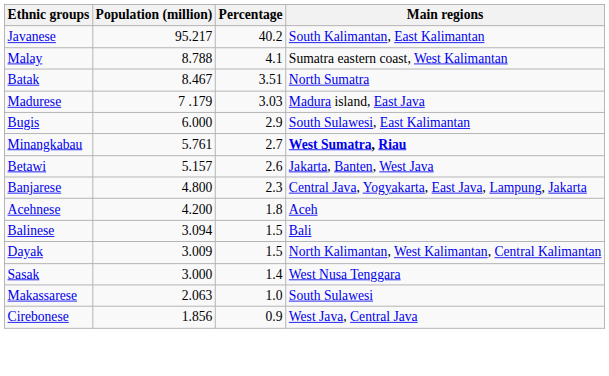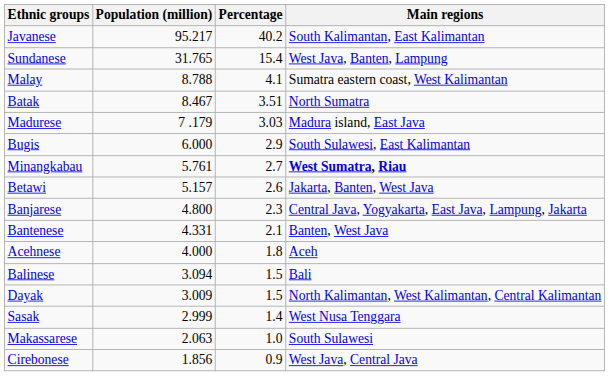+ row: (37, 58)
+ row: (36, 230)
(197, 209) 4.200 -> (197, 252) 4.000
(197, 274) 3.000 -> (197, 317) 2.999
